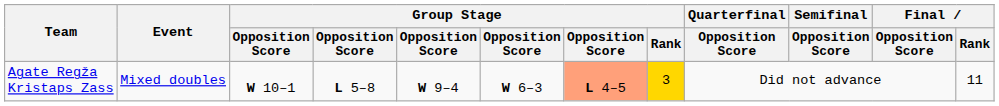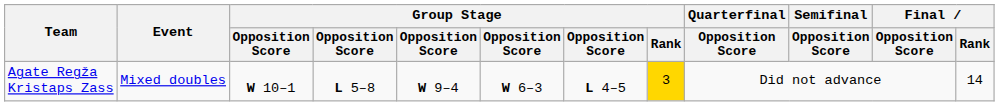(606, 89) lightsalmon background -> (606, 89) no background
(975, 81) 11 -> (975, 81) 14
